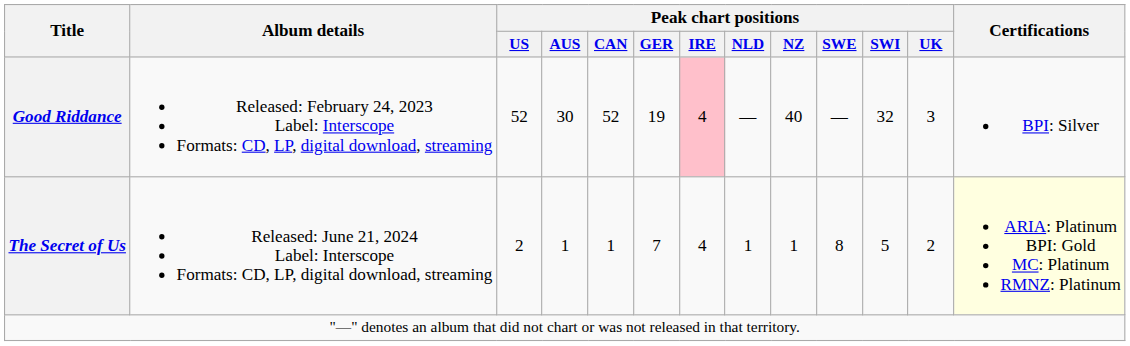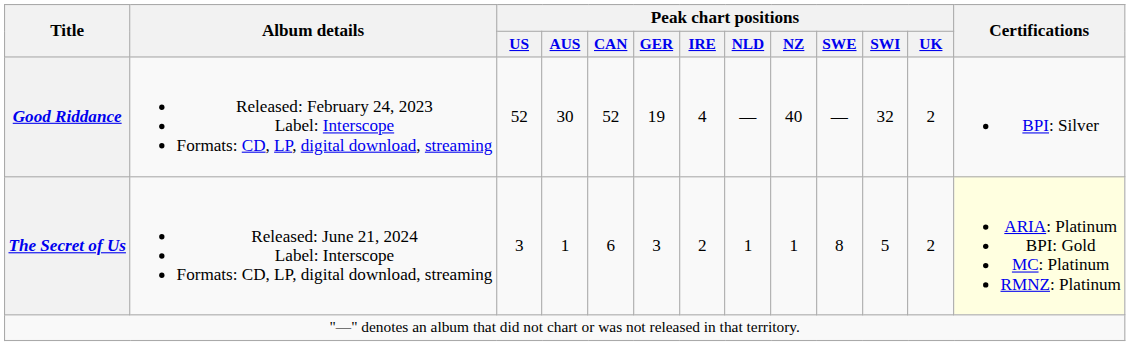(702, 116) pink background -> (702, 116) no background
(931, 116) 3 -> (931, 116) 2
(519, 245) 2 -> (519, 245) 3
(611, 245) 1 -> (611, 245) 6
(656, 245) 7 -> (656, 245) 3
(702, 245) 4 -> (702, 245) 2
